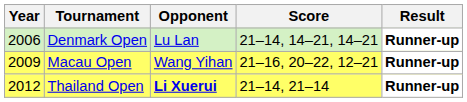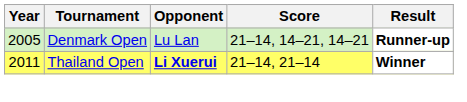(24, 40) 2006 -> (24, 40) 2005
- row: (90, 63)
(24, 86) 2012 -> (24, 63) 2011
(422, 86) Runner-up -> (401, 63) Winner
